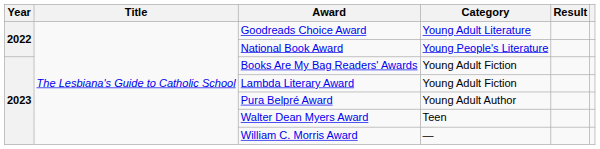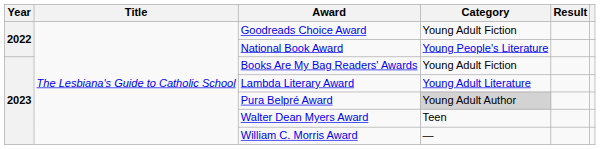(477, 30) Young Adult Literature -> (470, 30) Young Adult Fiction
(470, 83) Young Adult Fiction -> (477, 83) Young Adult Literature
(469, 100) no background -> (469, 100) lightgrey background
